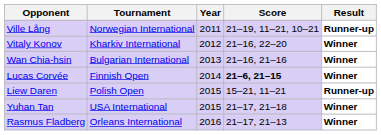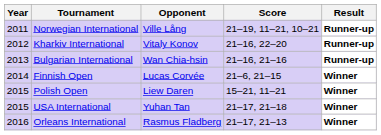columns swapped: (210, 13) <-> (46, 13)
(341, 44) Winner -> (349, 44) Runner-up
(341, 60) Winner -> (349, 60) Runner-up
(254, 75) bold -> (254, 75) normal
(349, 91) Runner-up -> (341, 91) Winner
